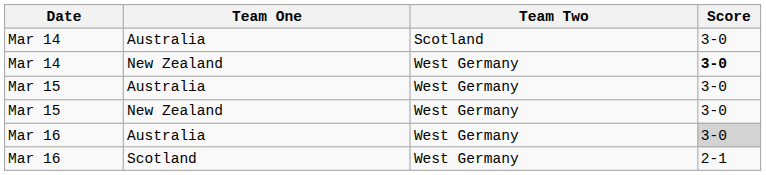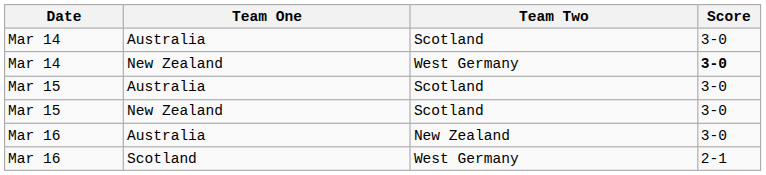(466, 88) West Germany -> (449, 88) Scotland
(466, 111) West Germany -> (449, 111) Scotland
(466, 135) West Germany -> (462, 135) New Zealand
(714, 135) lightgrey background -> (714, 135) no background
